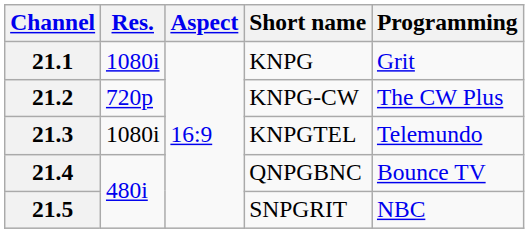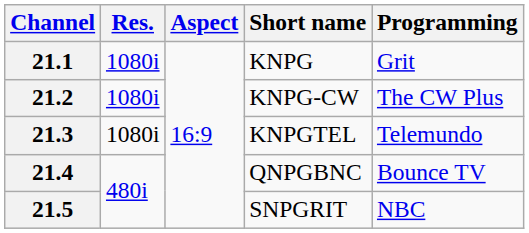(129, 97) 720p -> (133, 97) 1080i
